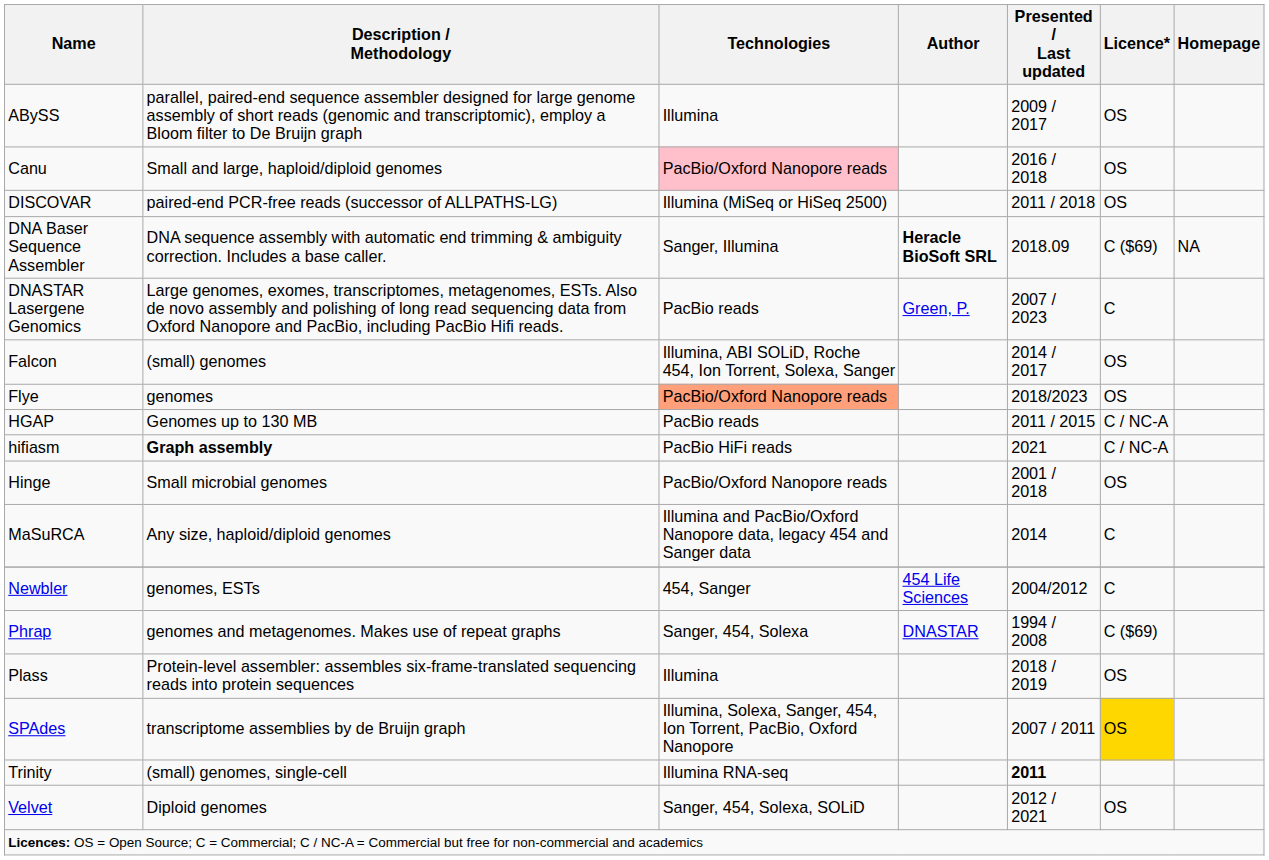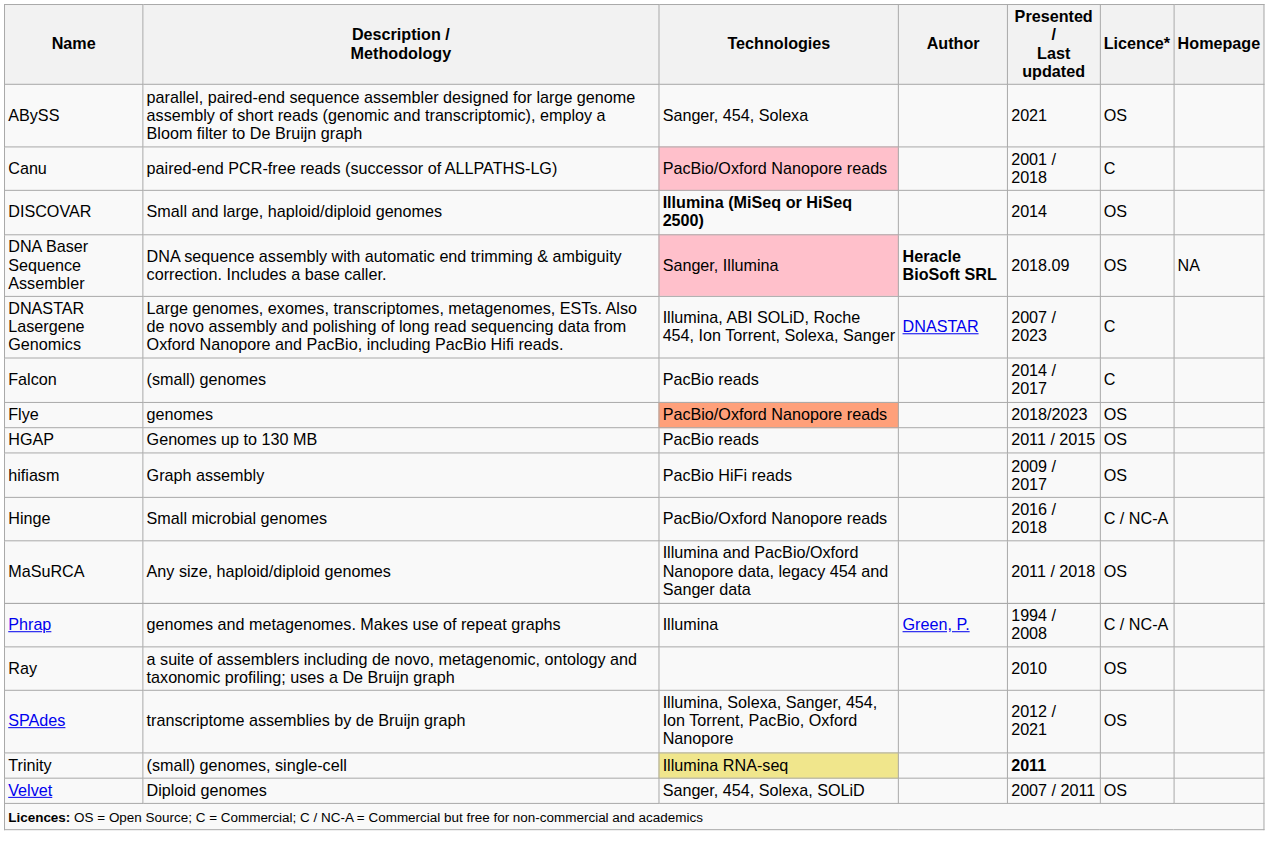(690, 115) Illumina -> (735, 115) Sanger, 454, Solexa
(1034, 115) 2009 / 2017 -> (1029, 115) 2021
(294, 168) Small and large, haploid/diploid genomes -> (352, 168) paired-end PCR-free reads (successor of ALLPATHS-LG)
(1034, 168) 2016 / 2018 -> (1034, 168) 2001 / 2018
(1115, 168) OS -> (1110, 168) C
(352, 203) paired-end PCR-free reads (successor of ALLPATHS-LG) -> (294, 212) Small and large, haploid/diploid genomes
(775, 203) normal -> (757, 212) bold
(1053, 203) 2011 / 2018 -> (1029, 212) 2014
(721, 247) no background -> (721, 265) pink background
(1131, 247) C ($69) -> (1115, 265) OS
(711, 309) PacBio reads -> (779, 327) Illumina, ABI SOLiD, Roche 454, Ion Torrent, Solexa, Sanger
(936, 309) Green, P. -> (941, 327) DNASTAR
(779, 361) Illumina, ABI SOLiD, Roche 454, Ion Torrent, Solexa, Sanger -> (711, 380) PacBio reads
(1115, 361) OS -> (1110, 380) C
(1136, 422) C / NC-A -> (1115, 440) OS
(209, 447) bold -> (205, 475) normal
(1029, 447) 2021 -> (1034, 475) 2009 / 2017
(1136, 447) C / NC-A -> (1115, 475) OS
(1034, 482) 2001 / 2018 -> (1034, 519) 2016 / 2018
(1115, 482) OS -> (1136, 519) C / NC-A
(1029, 535) 2014 -> (1053, 571) 2011 / 2018
(1110, 535) C -> (1115, 571) OS
- row: (38, 588)
(735, 632) Sanger, 454, Solexa -> (690, 624) Illumina
(941, 632) DNASTAR -> (936, 624) Green, P.
(1131, 632) C ($69) -> (1136, 624) C / NC-A
- row: (28, 676)
+ row: (23, 668)
(1053, 728) 2007 / 2011 -> (1034, 721) 2012 / 2021
(1115, 728) gold background -> (1115, 721) no background
(725, 772) no background -> (725, 765) khaki background
(1034, 807) 2012 / 2021 -> (1053, 790) 2007 / 2011
